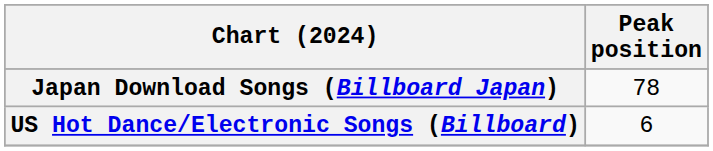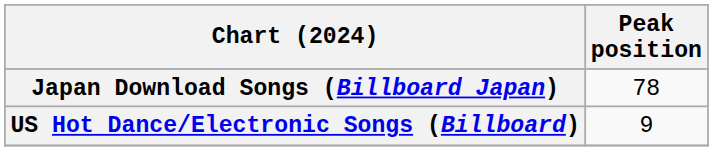(646, 126) 6 -> (646, 126) 9
